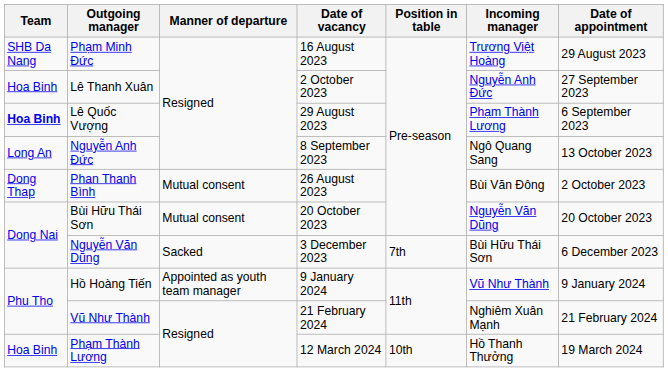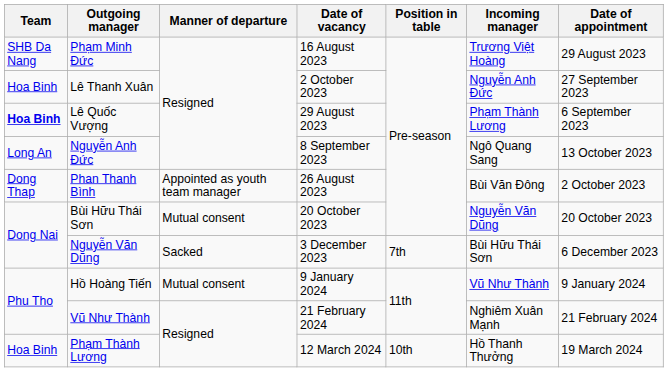(204, 185) Mutual consent -> (214, 185) Appointed as youth team manager
(214, 284) Appointed as youth team manager -> (204, 284) Mutual consent
